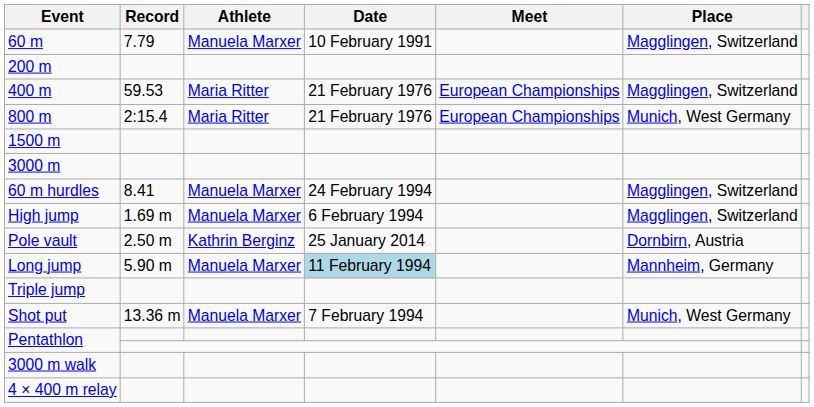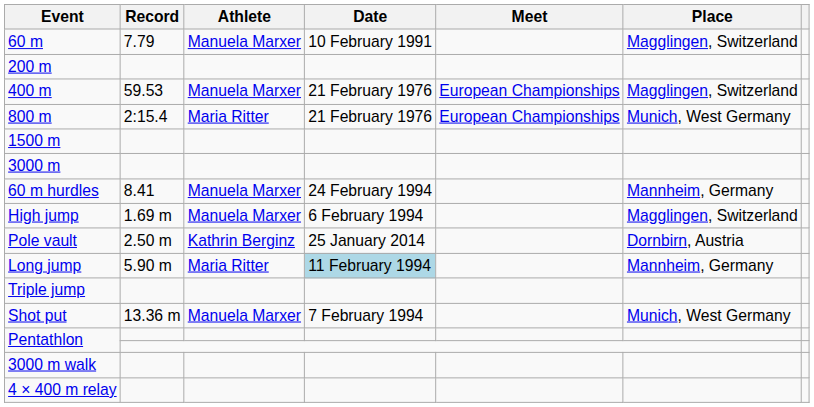(228, 91) Maria Ritter -> (244, 91) Manuela Marxer
(712, 191) Magglingen, Switzerland -> (700, 191) Mannheim, Germany
(244, 265) Manuela Marxer -> (228, 265) Maria Ritter
